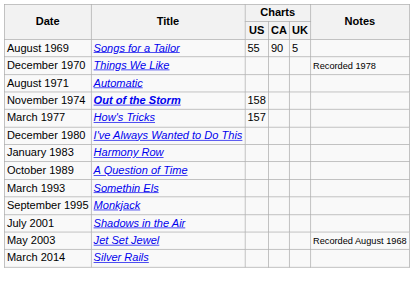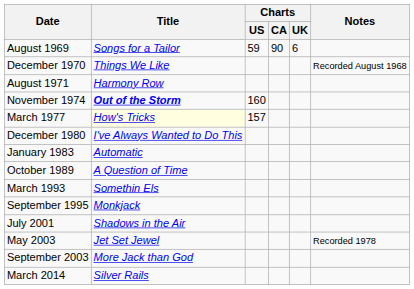(254, 48) 55 -> (254, 48) 59
(295, 48) 5 -> (295, 48) 6
(344, 66) Recorded 1978 -> (360, 66) Recorded August 1968
(118, 83) Automatic -> (129, 83) Harmony Row
(257, 100) 158 -> (257, 100) 160
(124, 118) no background -> (124, 118) lightyellow background
(129, 153) Harmony Row -> (118, 153) Automatic
(360, 241) Recorded August 1968 -> (344, 241) Recorded 1978
+ row: (48, 258)
